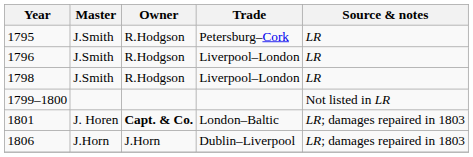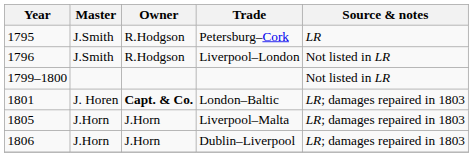(313, 57) LR -> (348, 57) Not listed in LR
- row: (21, 78)
+ row: (21, 120)
